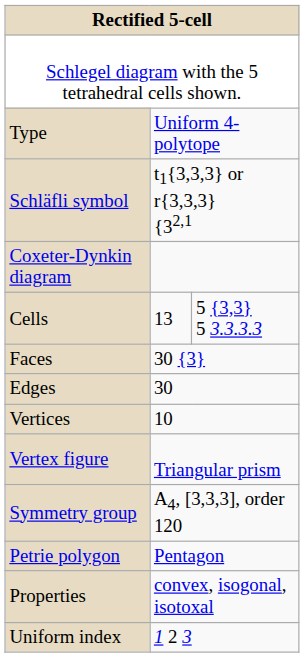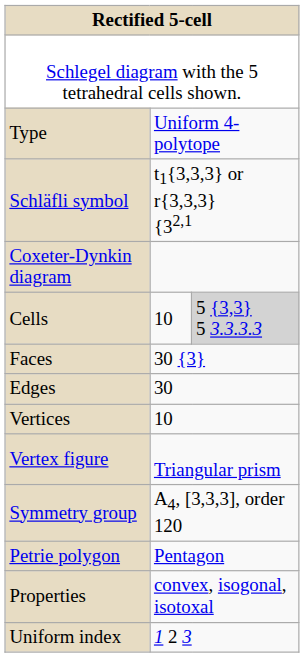(163, 318) 13 -> (163, 318) 10
(229, 318) no background -> (229, 318) lightgrey background
